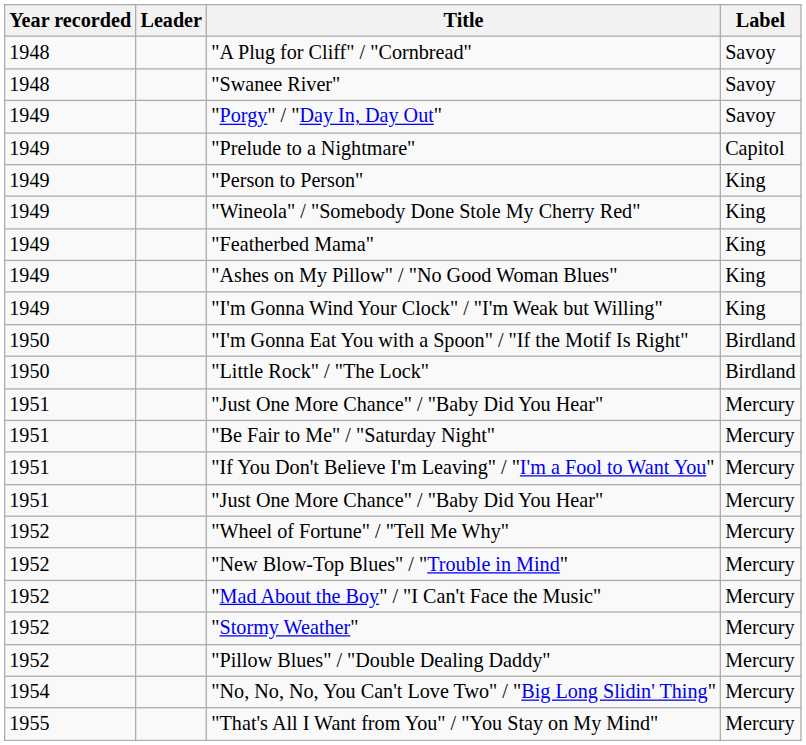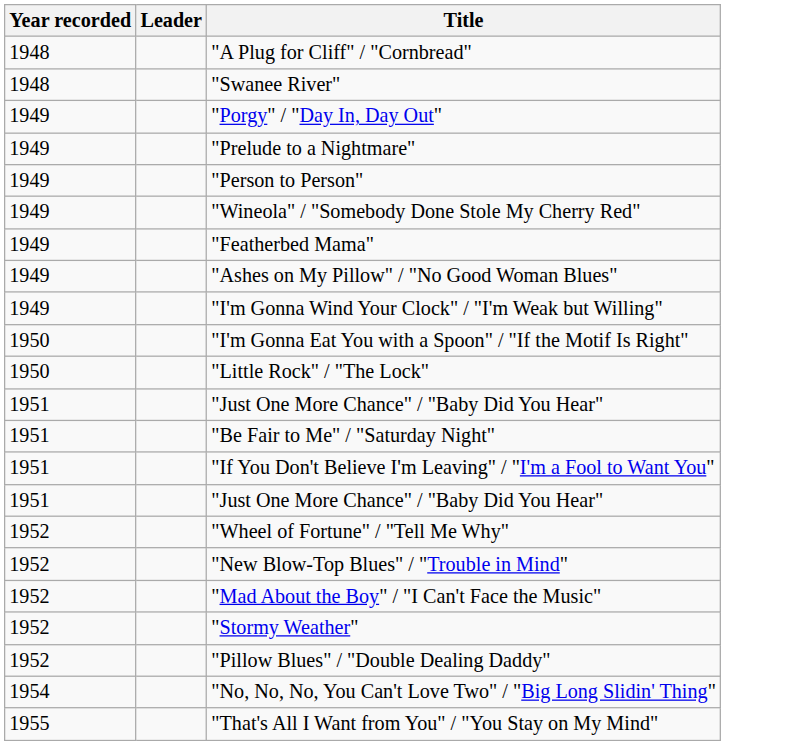- column: (760, 20)
